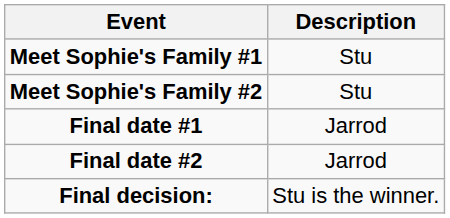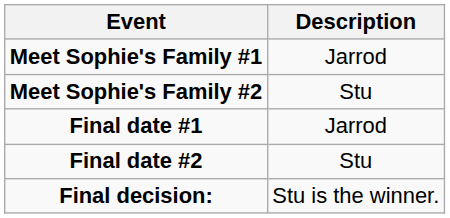(356, 56) Stu -> (356, 56) Jarrod
(356, 160) Jarrod -> (356, 160) Stu
